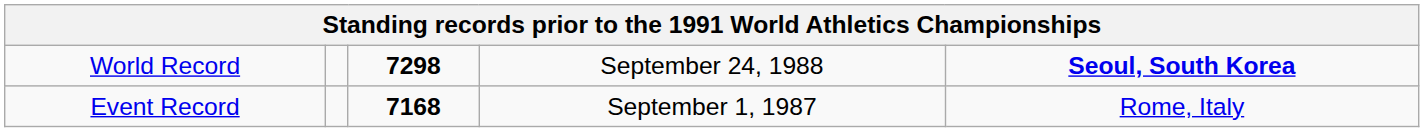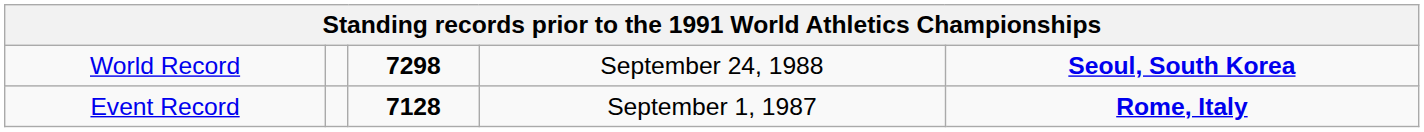(413, 105) 7168 -> (413, 105) 7128
(1182, 105) normal -> (1182, 105) bold
